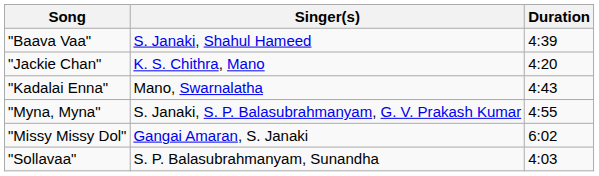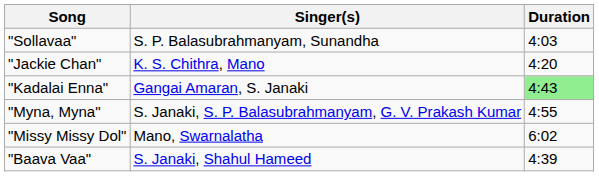rows swapped: (50, 40) <-> (42, 160)
(198, 88) Mano, Swarnalatha -> (221, 88) Gangai Amaran, S. Janaki
(543, 88) no background -> (543, 88) lightgreen background
(221, 136) Gangai Amaran, S. Janaki -> (198, 136) Mano, Swarnalatha
